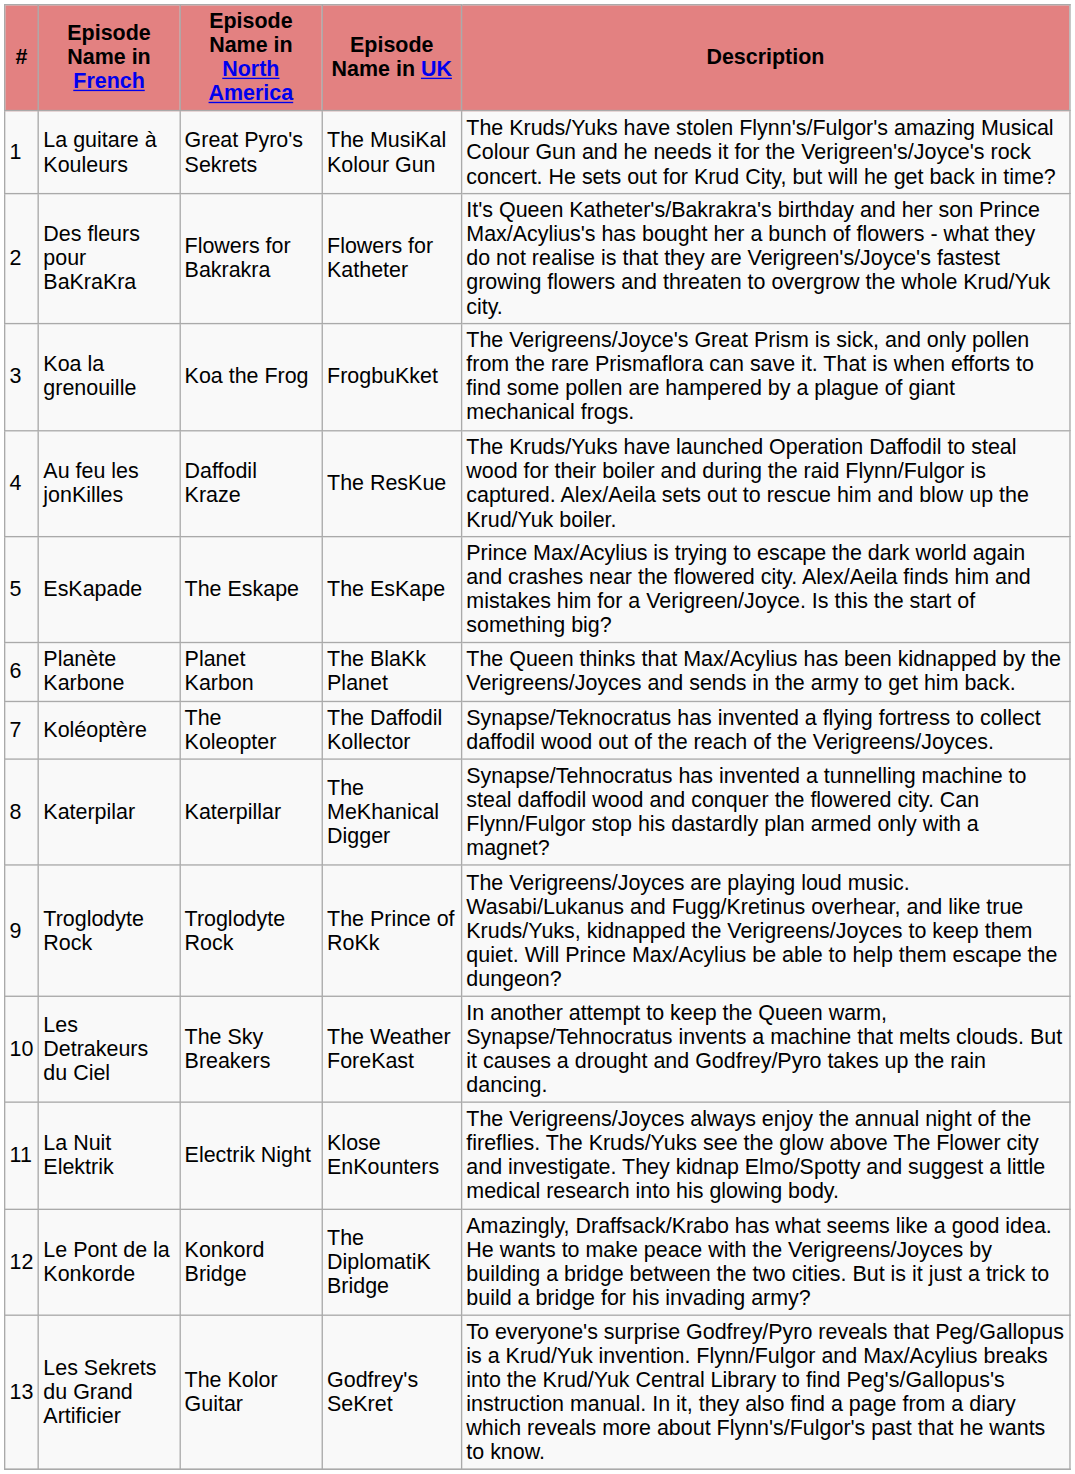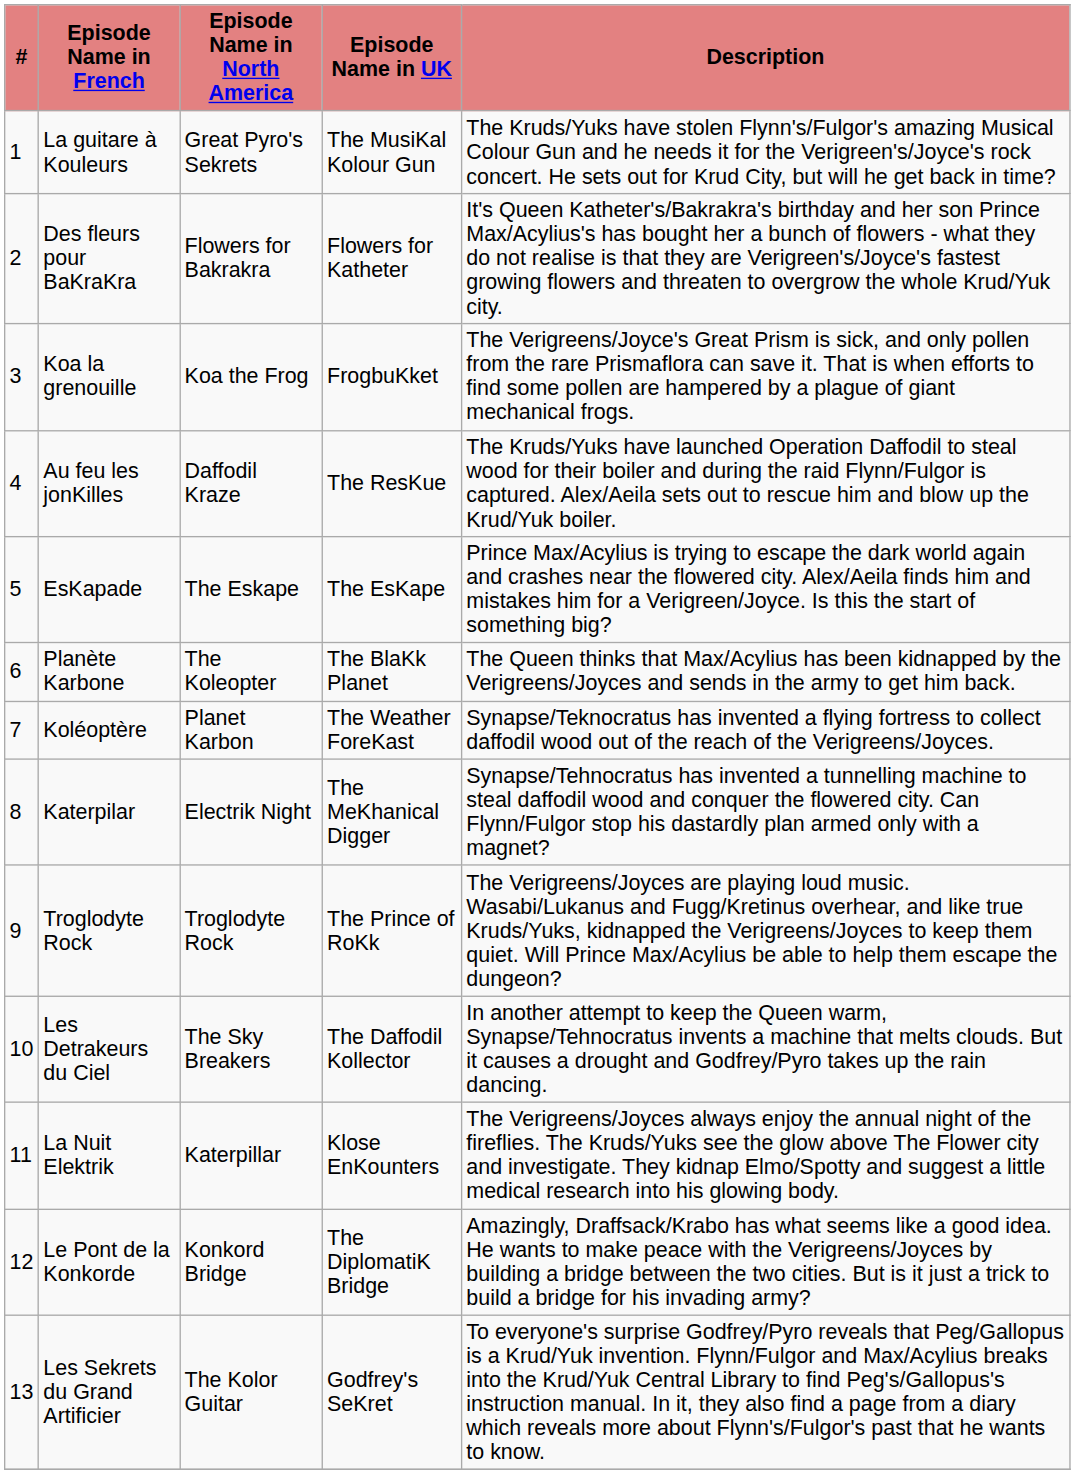(219, 671) Planet Karbon -> (230, 671) The Koleopter
(230, 729) The Koleopter -> (219, 729) Planet Karbon
(385, 729) The Daffodil Kollector -> (389, 729) The Weather ForeKast
(233, 812) Katerpillar -> (248, 812) Electrik Night
(389, 1048) The Weather ForeKast -> (385, 1048) The Daffodil Kollector
(248, 1155) Electrik Night -> (233, 1155) Katerpillar
